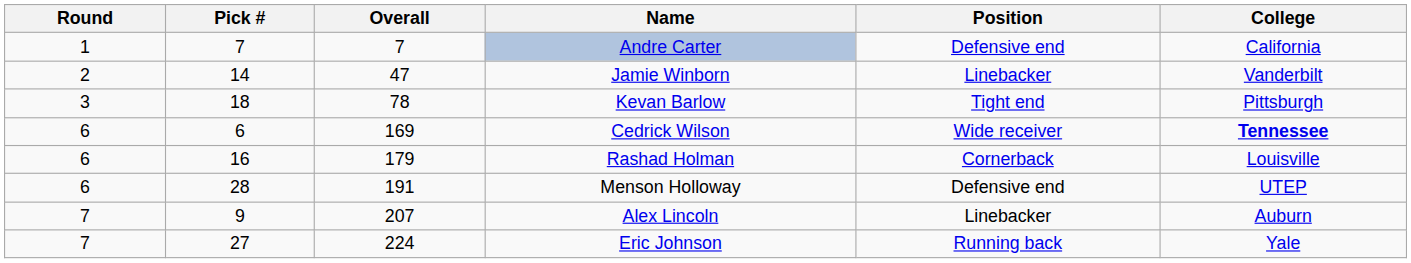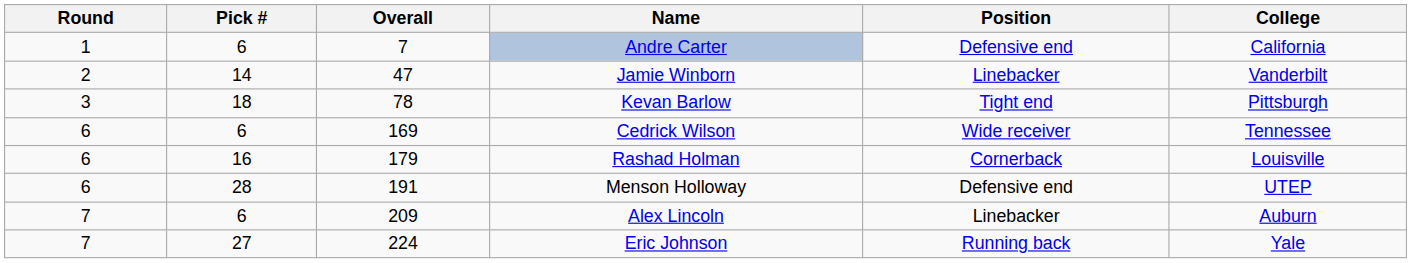(240, 46) 7 -> (242, 46) 6
(1283, 131) bold -> (1288, 131) normal
(240, 215) 9 -> (242, 215) 6
(400, 215) 207 -> (403, 215) 209
